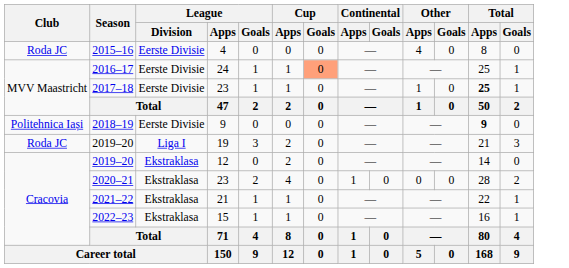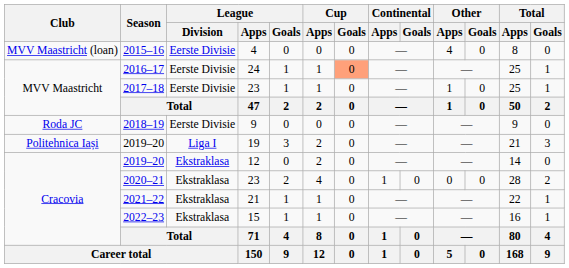(47, 50) Roda JC -> (62, 50) MVV Maastricht (loan)
(484, 87) bold -> (515, 87) normal
(47, 124) Politehnica Iași -> (62, 124) Roda JC
(484, 124) bold -> (515, 124) normal
(47, 143) Roda JC -> (62, 143) Politehnica Iași
